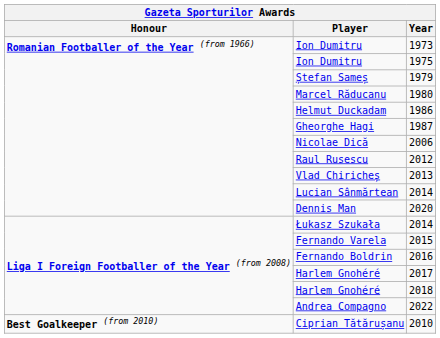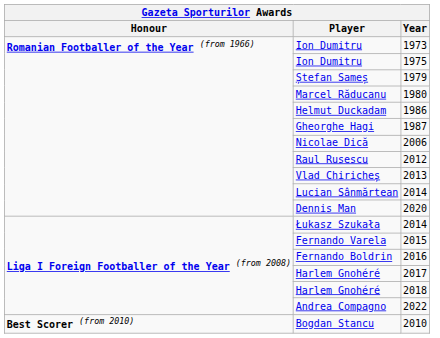+ row: (335, 324)
- row: (350, 324)
